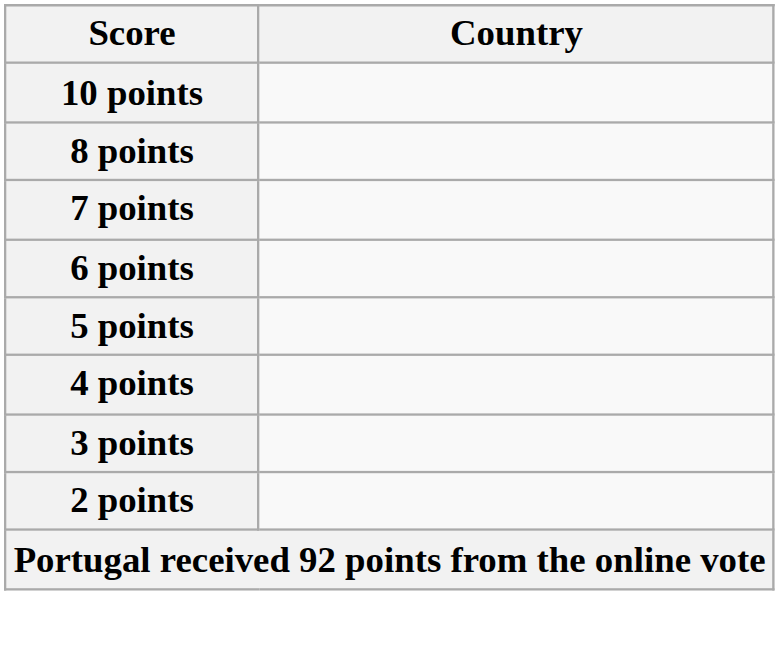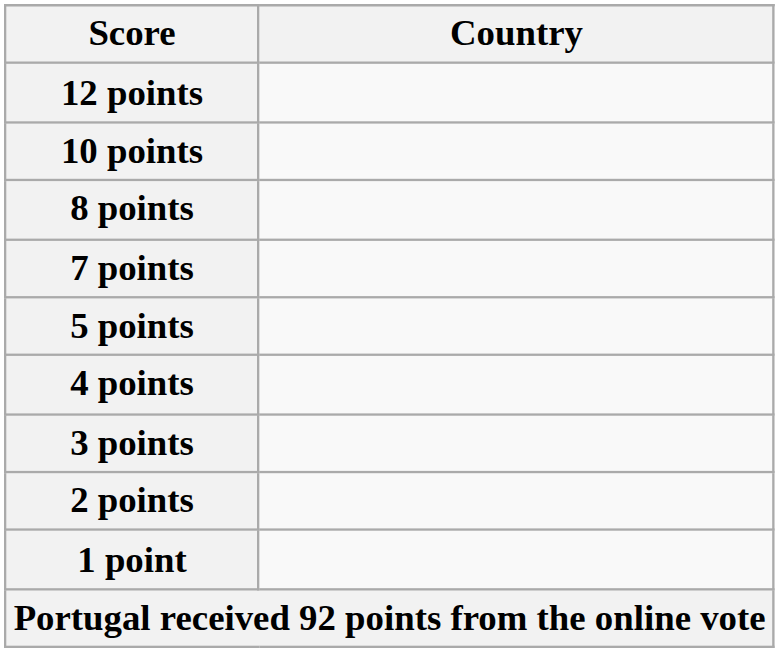+ row: (132, 92)
- row: (132, 267)
+ row: (132, 558)
